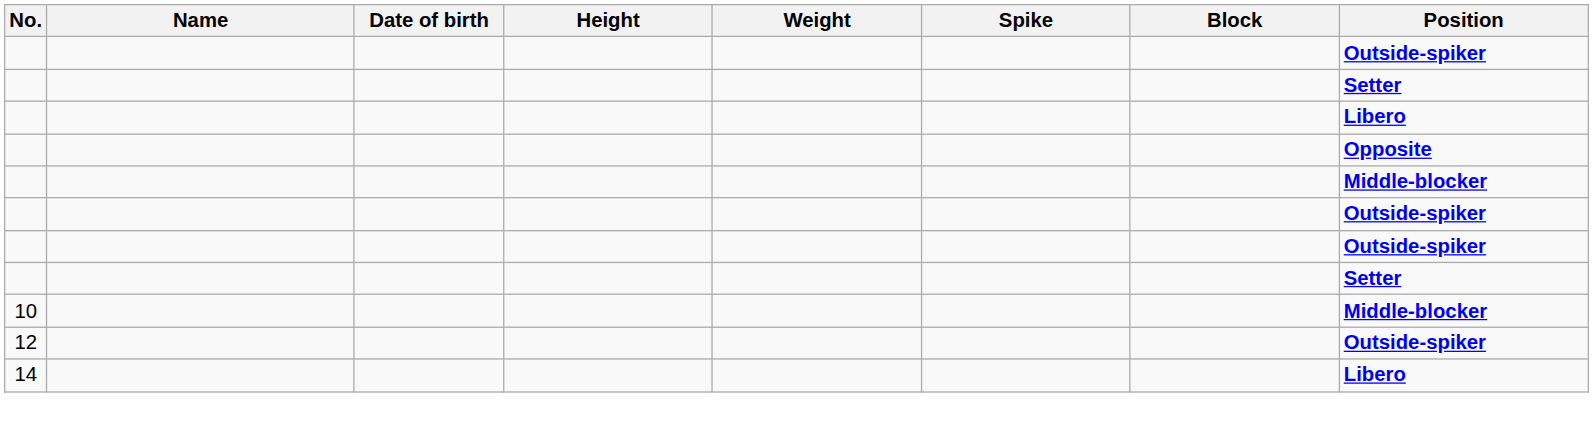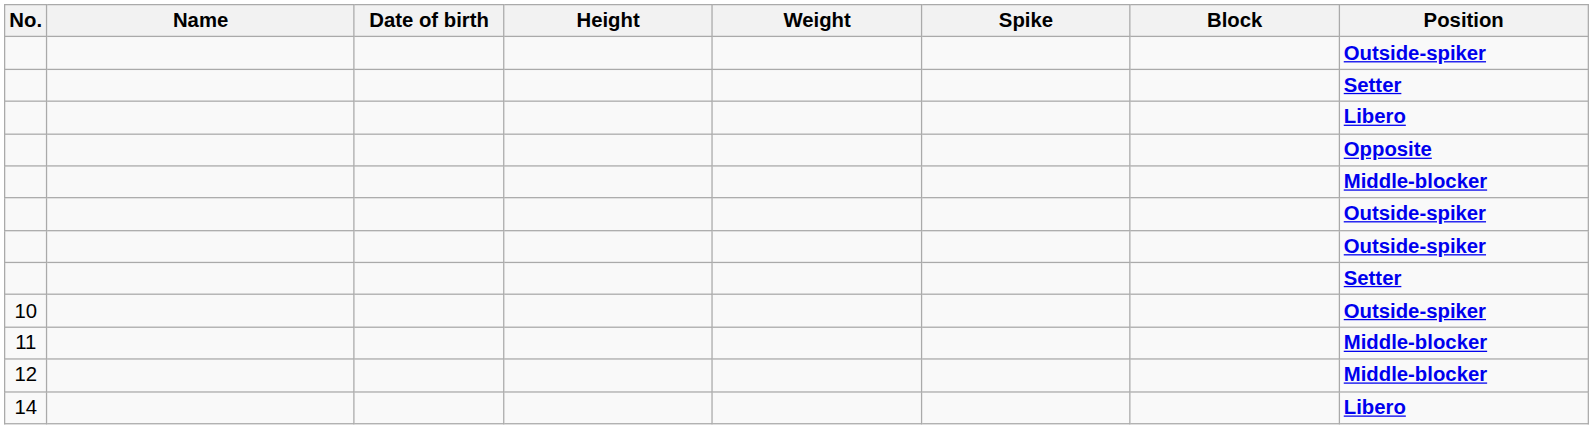(1415, 310) Middle-blocker -> (1415, 310) Outside-spiker
+ row: (26, 342)
(1415, 342) Outside-spiker -> (1415, 375) Middle-blocker
